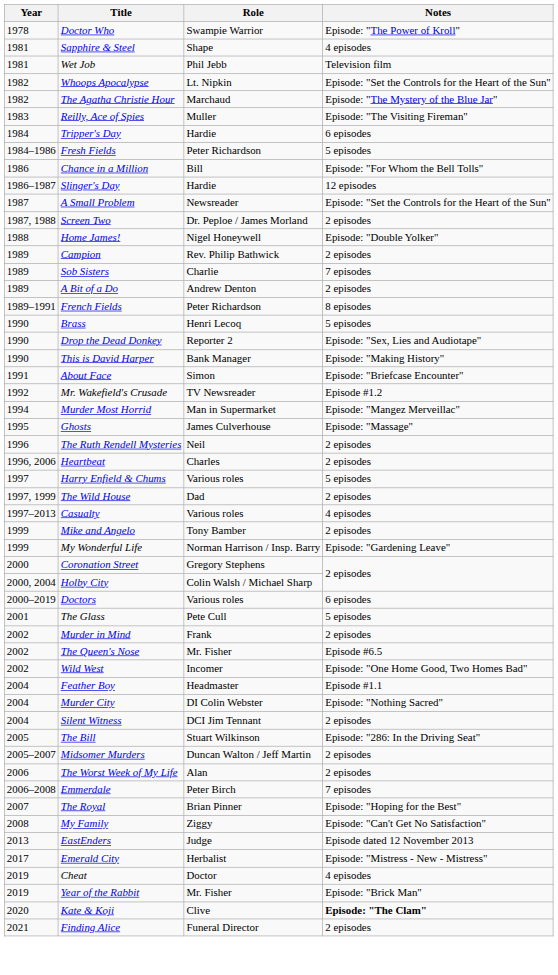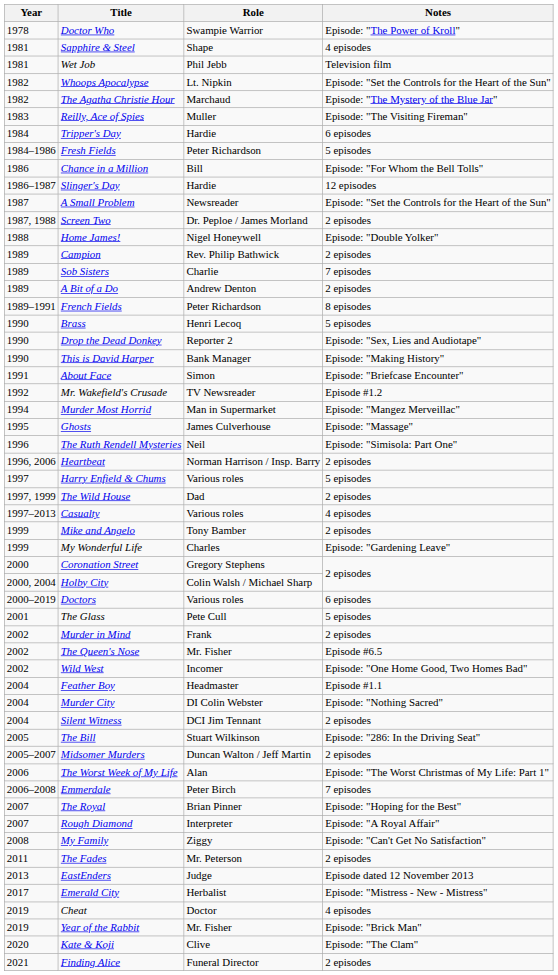(348, 444) 2 episodes -> (391, 444) Episode: "Simisola: Part One"
(203, 461) Charles -> (253, 461) Norman Harrison / Insp. Barry
(253, 548) Norman Harrison / Insp. Barry -> (203, 548) Charles
(348, 772) 2 episodes -> (437, 772) Episode: "The Worst Christmas of My Life: Part 1"
+ row: (97, 824)
+ row: (84, 858)
(376, 910) bold -> (372, 944) normal
